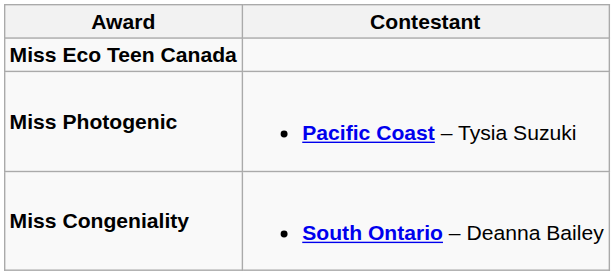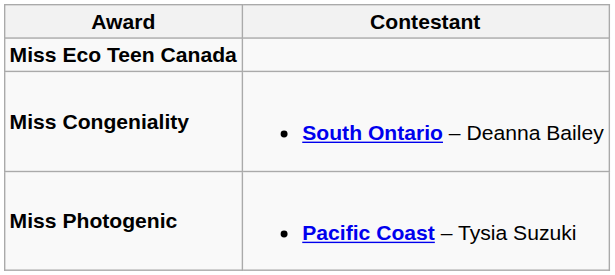rows swapped: (93, 121) <-> (99, 221)
